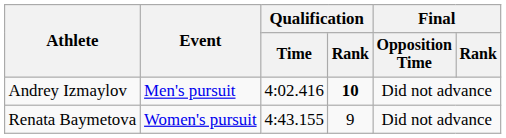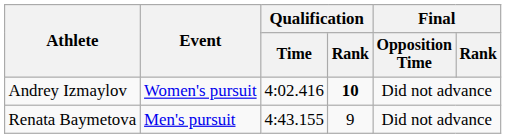(190, 91) Men's pursuit -> (200, 91) Women's pursuit
(200, 119) Women's pursuit -> (190, 119) Men's pursuit
